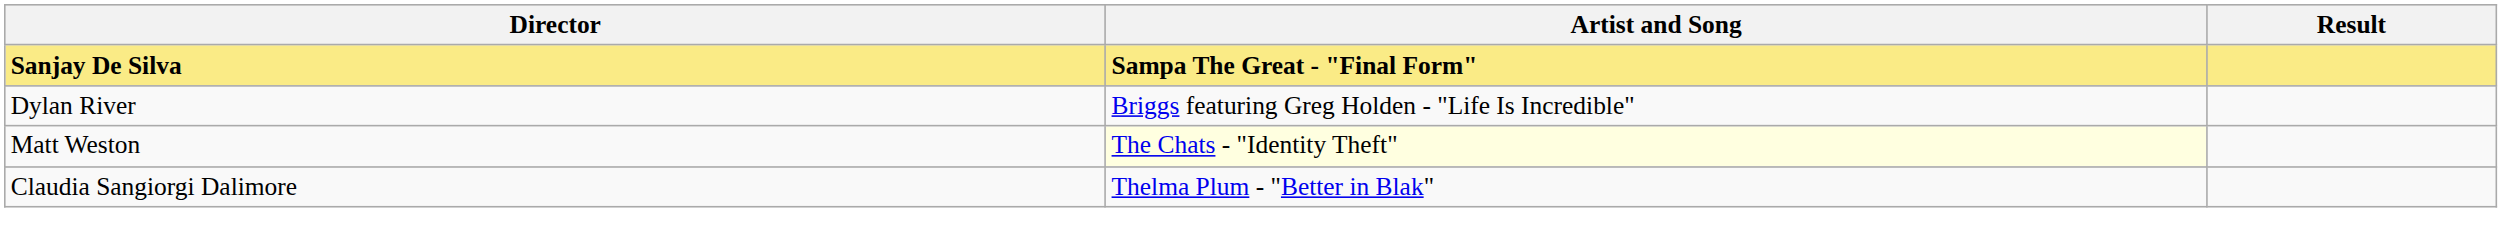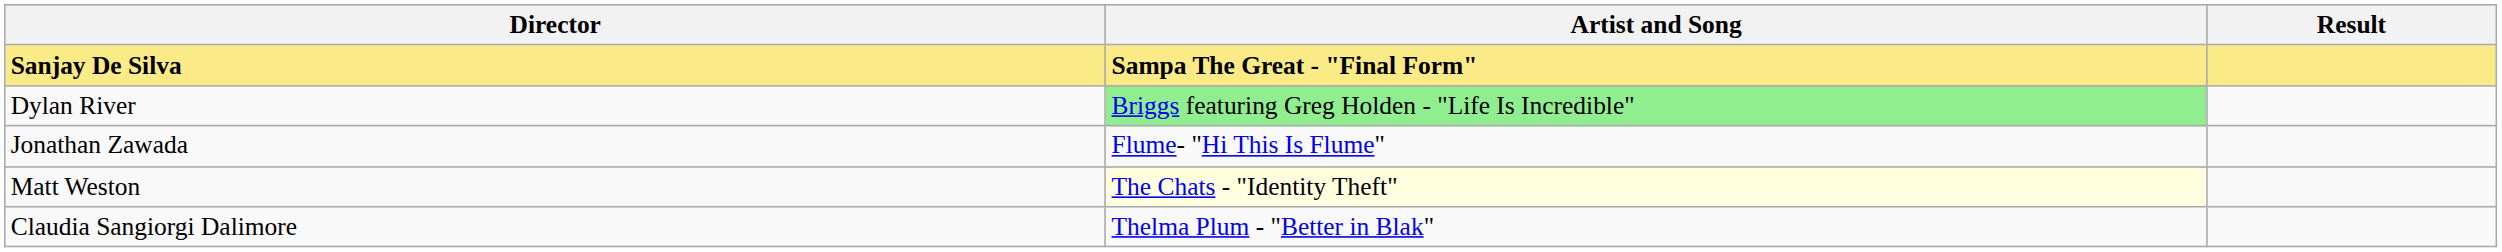(1373, 105) no background -> (1373, 105) lightgreen background
+ row: (99, 145)
